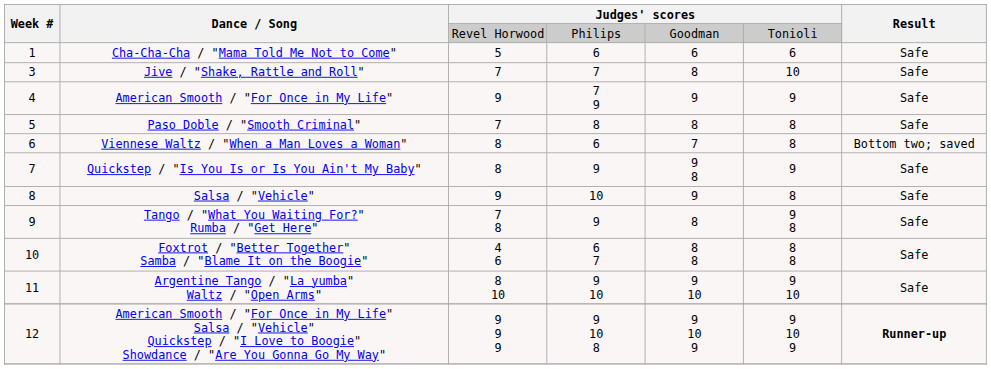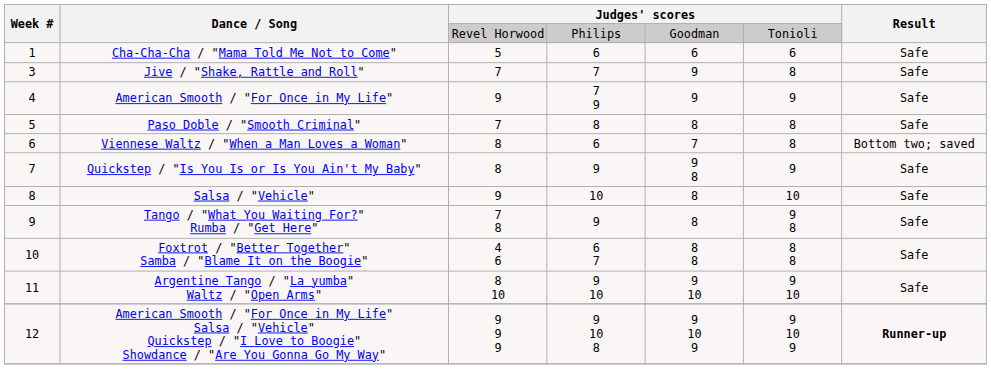(694, 72) 8 -> (694, 72) 9
(793, 72) 10 -> (793, 72) 8
(694, 196) 9 -> (694, 196) 8
(793, 196) 8 -> (793, 196) 10
